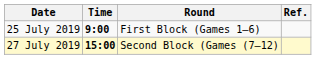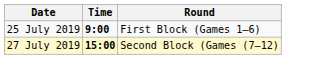- column: (296, 13)
